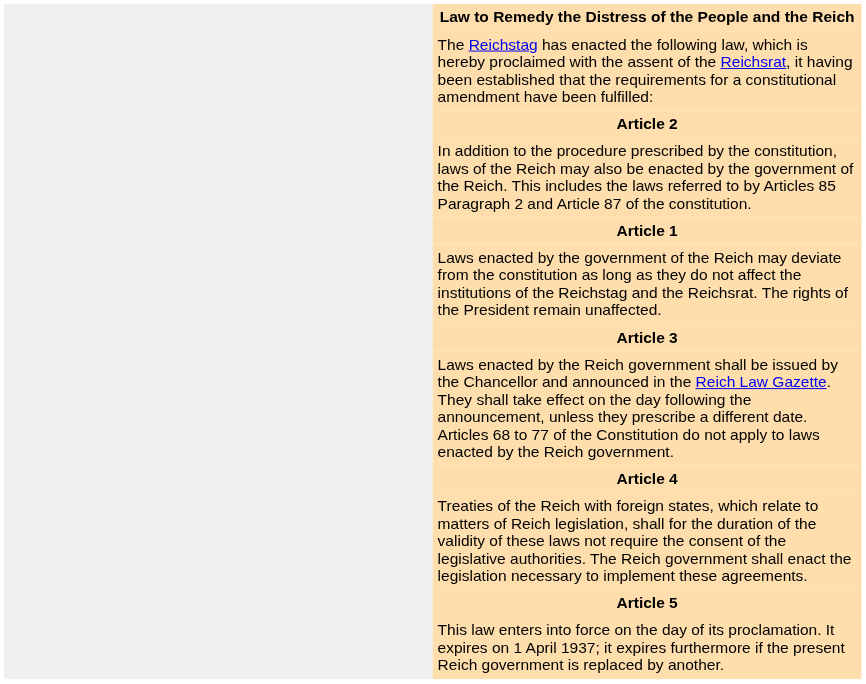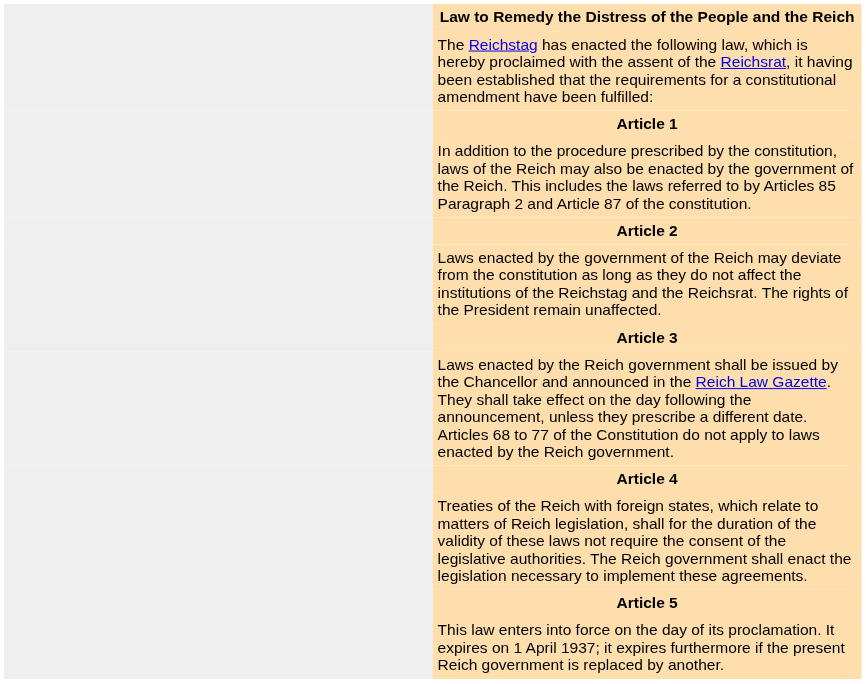rows swapped: (647, 230) <-> (647, 124)
